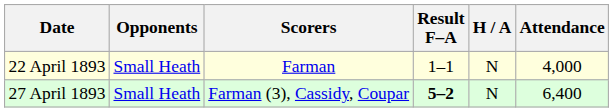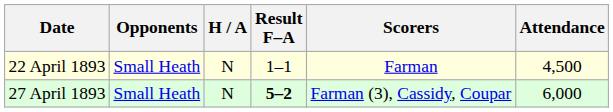columns swapped: (492, 28) <-> (309, 28)
(562, 65) 4,000 -> (562, 65) 4,500
(562, 93) 6,400 -> (562, 93) 6,000
